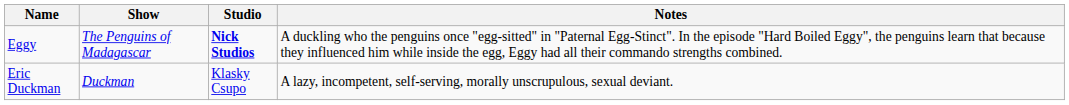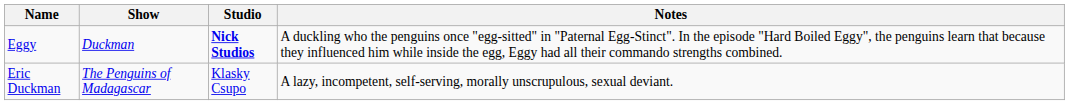(126, 44) The Penguins of Madagascar -> (108, 44) Duckman
(108, 81) Duckman -> (126, 81) The Penguins of Madagascar
